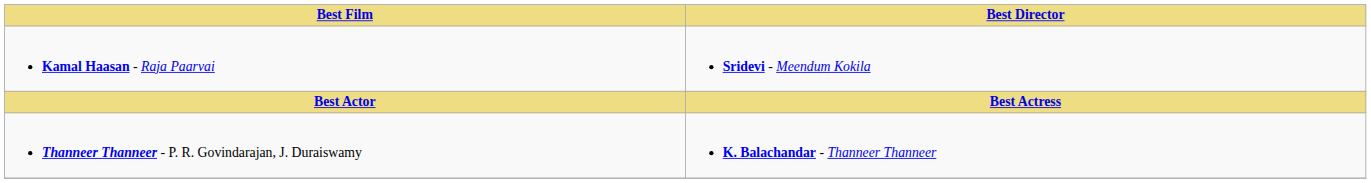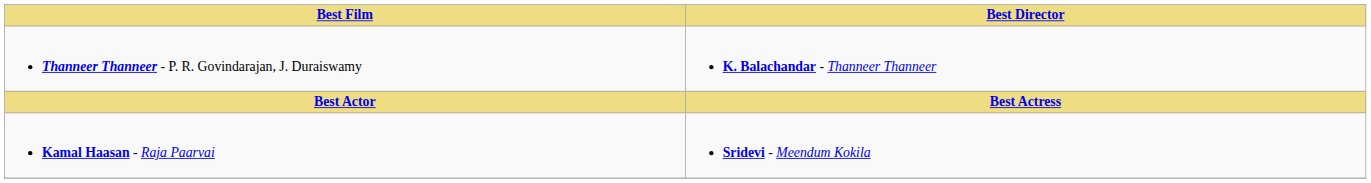rows swapped: (345, 153) <-> (345, 66)
